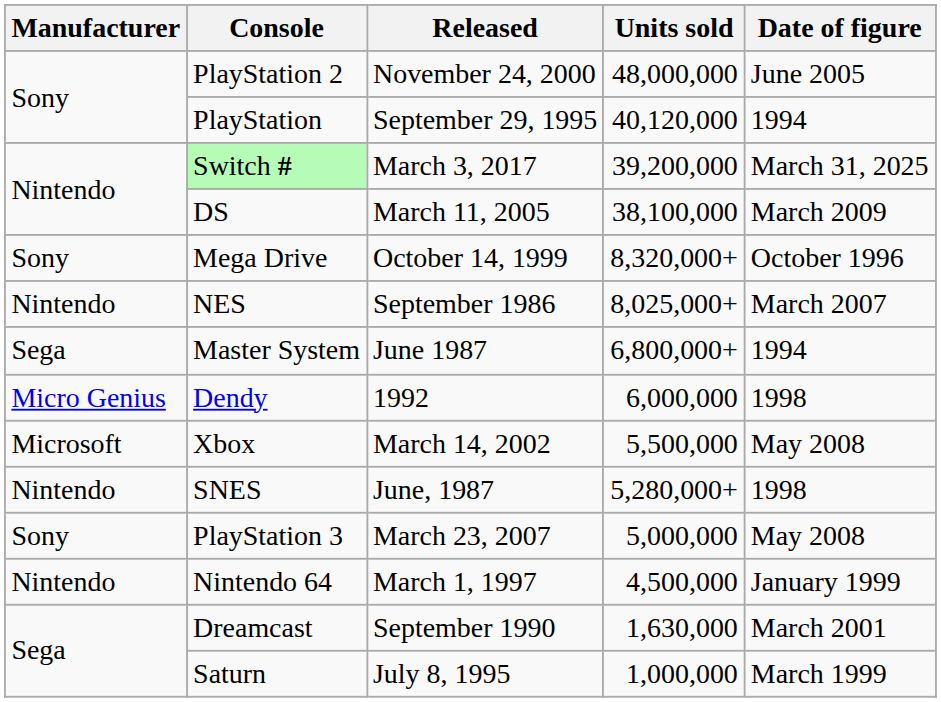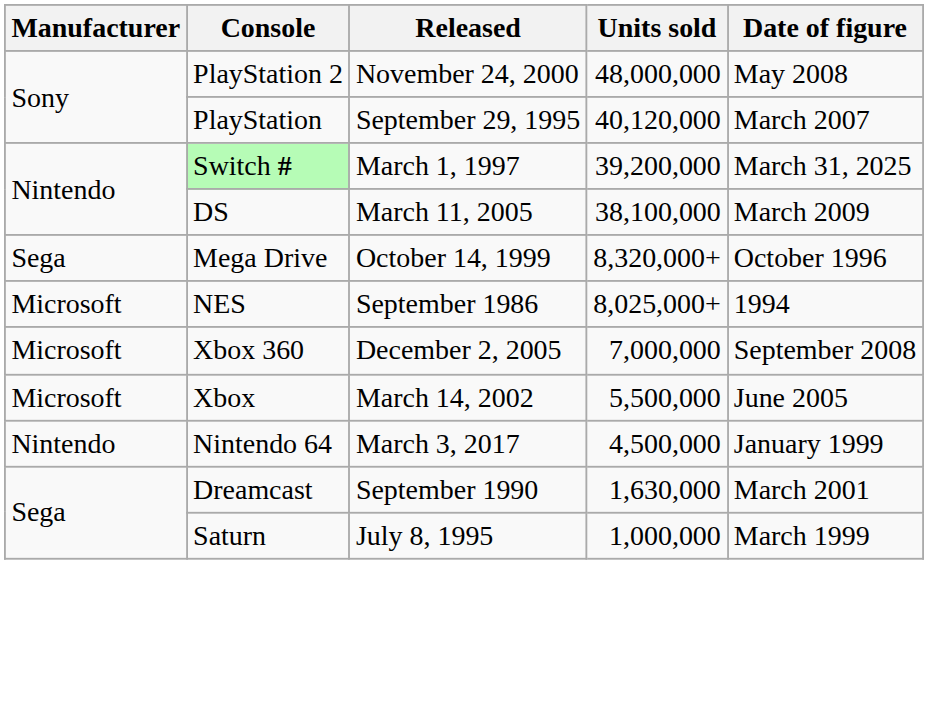(808, 73) June 2005 -> (791, 73) May 2008
(779, 119) 1994 -> (802, 119) March 2007
(455, 166) March 3, 2017 -> (438, 166) March 1, 1997
(40, 258) Sony -> (39, 258) Sega
(63, 304) Nintendo -> (67, 304) Microsoft
(819, 304) March 2007 -> (762, 304) 1994
+ row: (249, 350)
- row: (277, 350)
- row: (230, 396)
(808, 442) May 2008 -> (791, 396) June 2005
- row: (227, 488)
- row: (268, 535)
(455, 581) March 1, 1997 -> (438, 442) March 3, 2017
